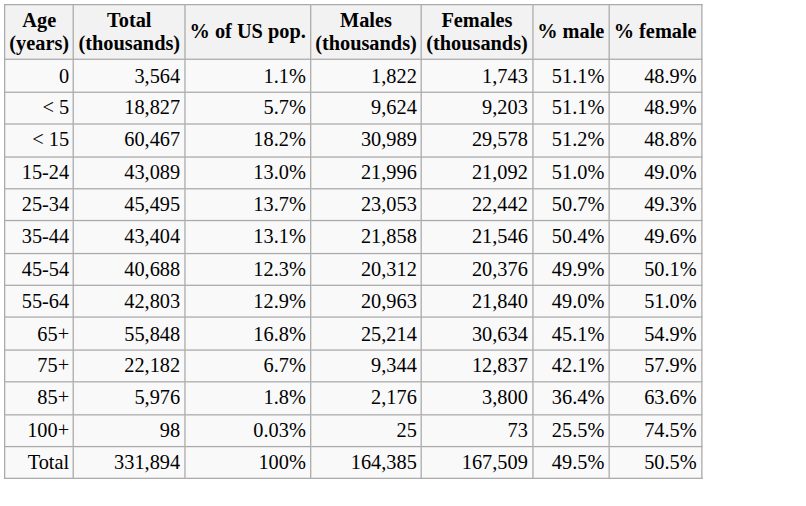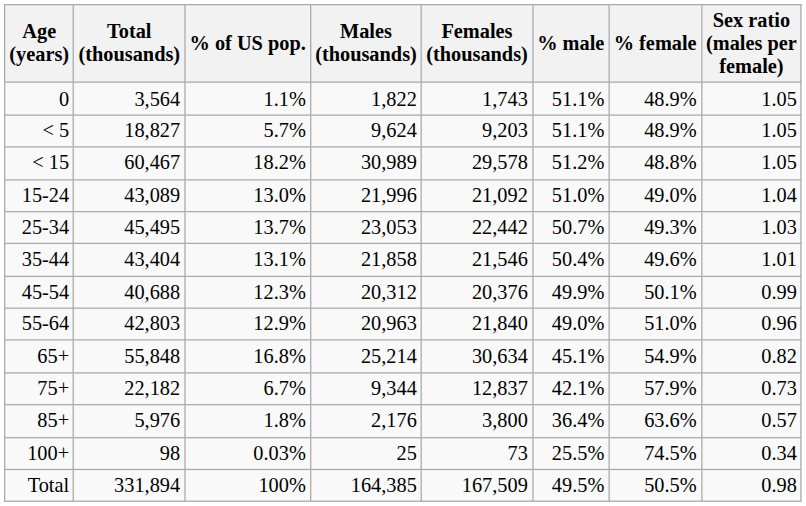+ column: (751, 43)
